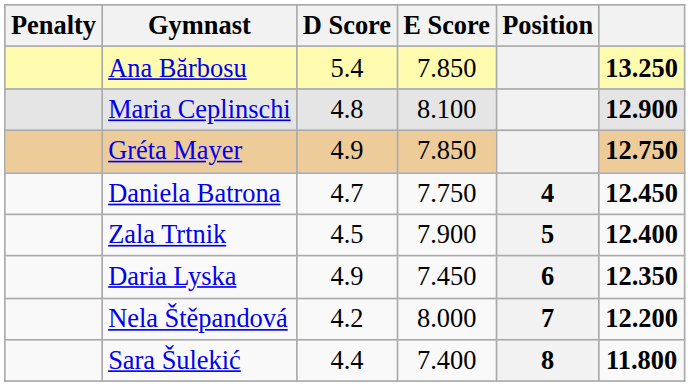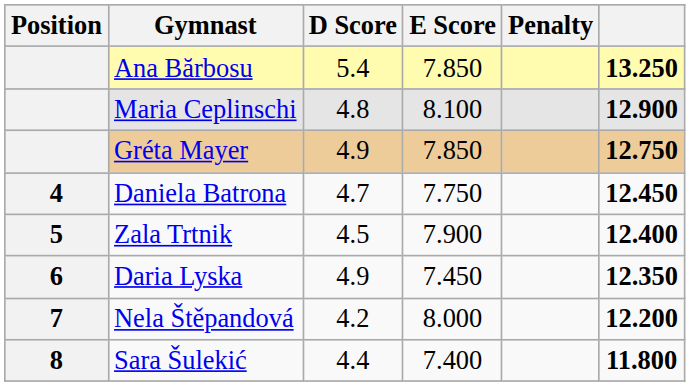columns swapped: (548, 25) <-> (53, 25)
